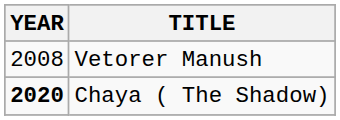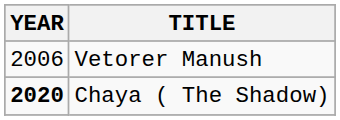(37, 60) 2008 -> (37, 60) 2006
